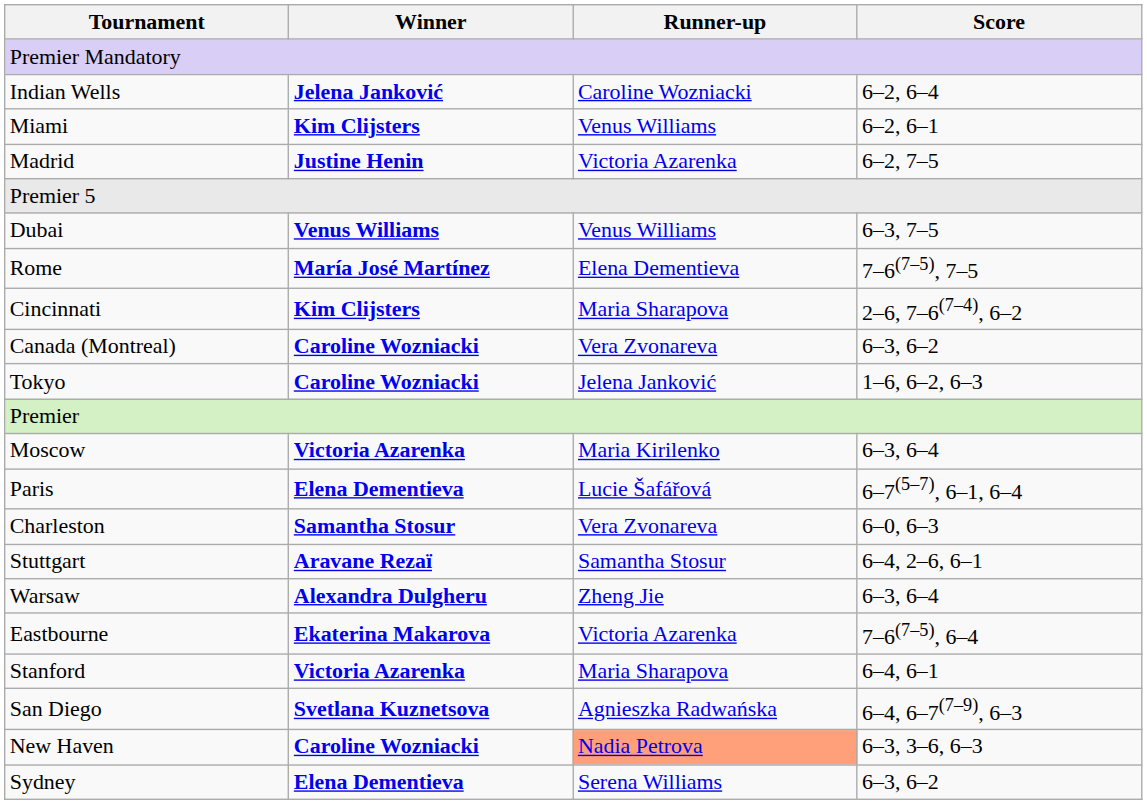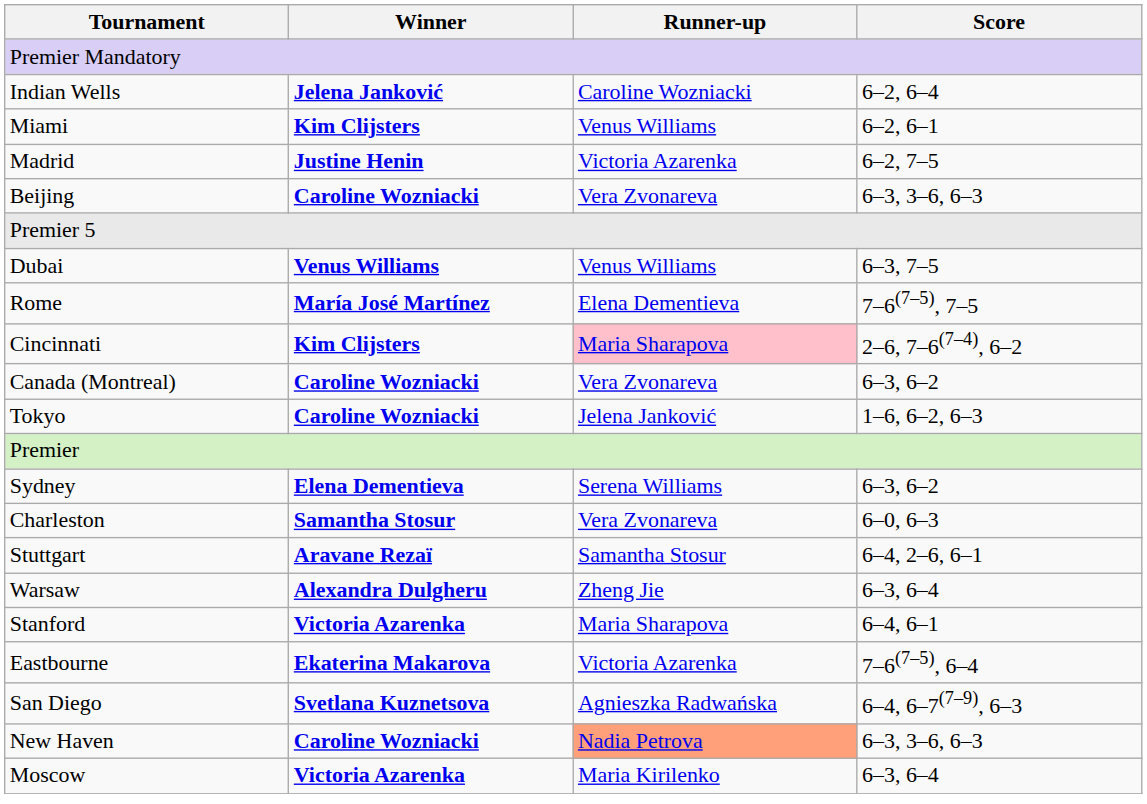+ row: (42, 195)
(653, 308) no background -> (653, 343) pink background
rows swapped: (43, 781) <-> (47, 450)
- row: (32, 488)
rows swapped: (59, 633) <-> (47, 671)
